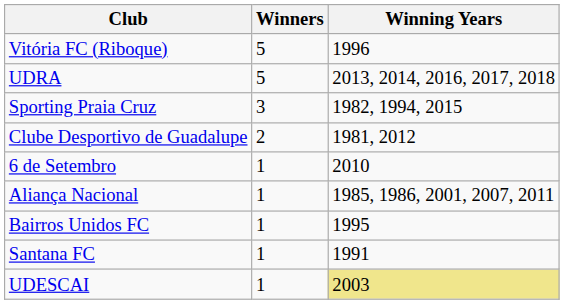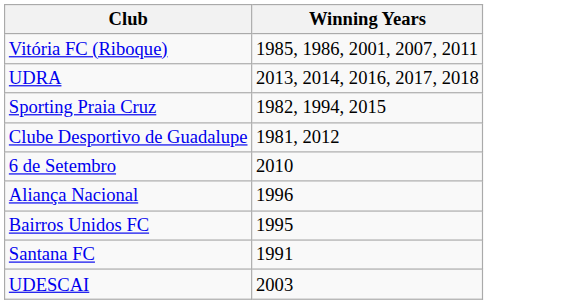- column: (290, 19)
(351, 48) 1996 -> (367, 48) 1985, 1986, 2001, 2007, 2011
(443, 195) 1985, 1986, 2001, 2007, 2011 -> (275, 195) 1996
(351, 284) khaki background -> (275, 284) no background
